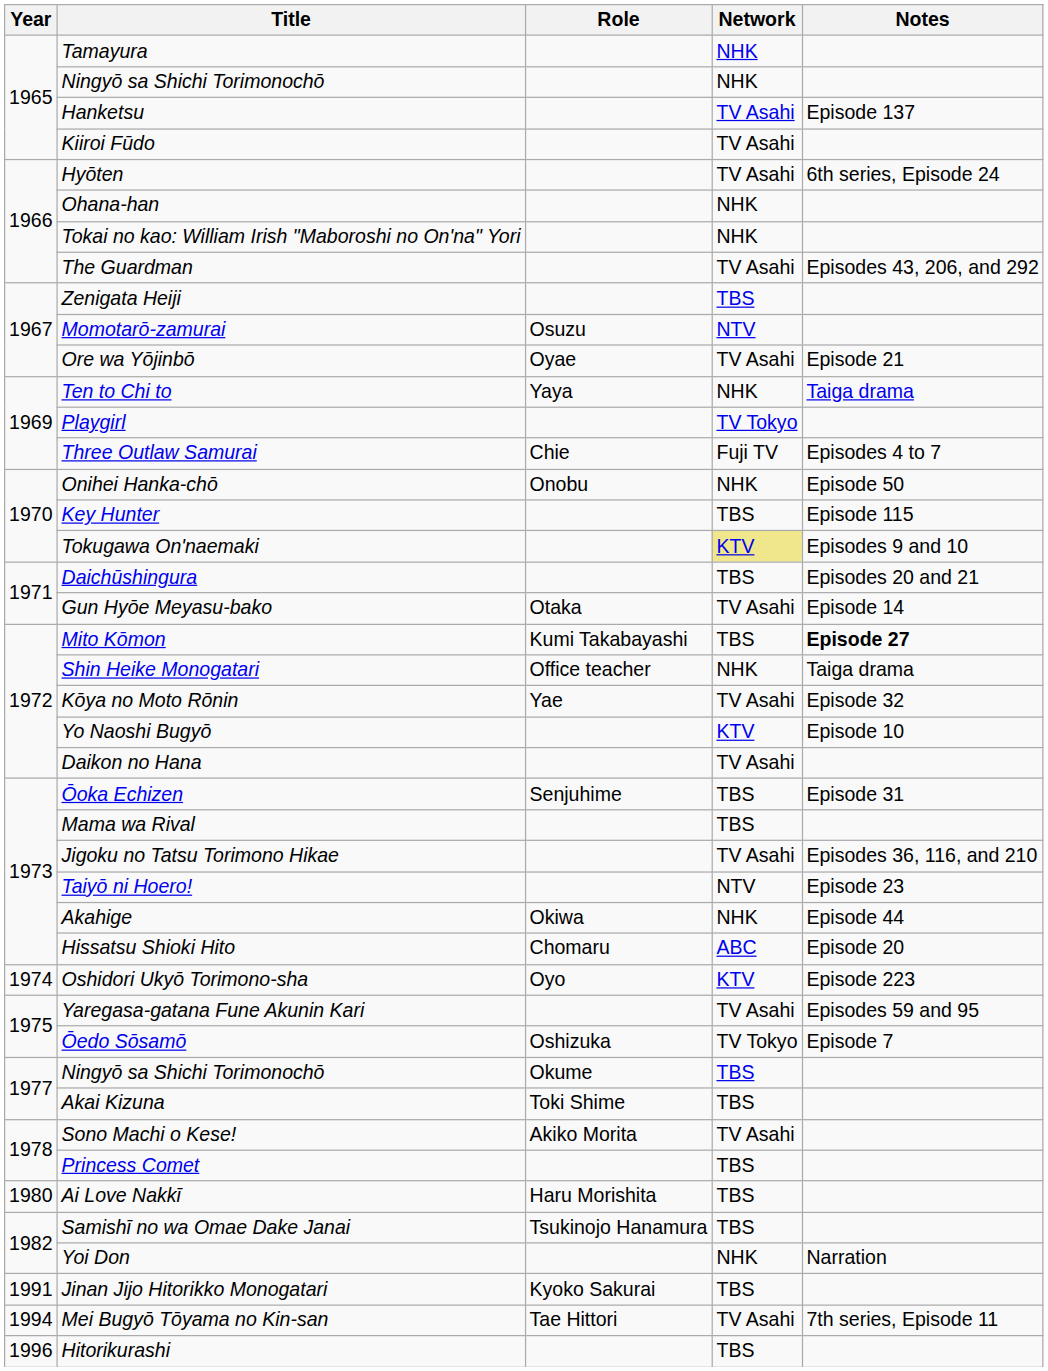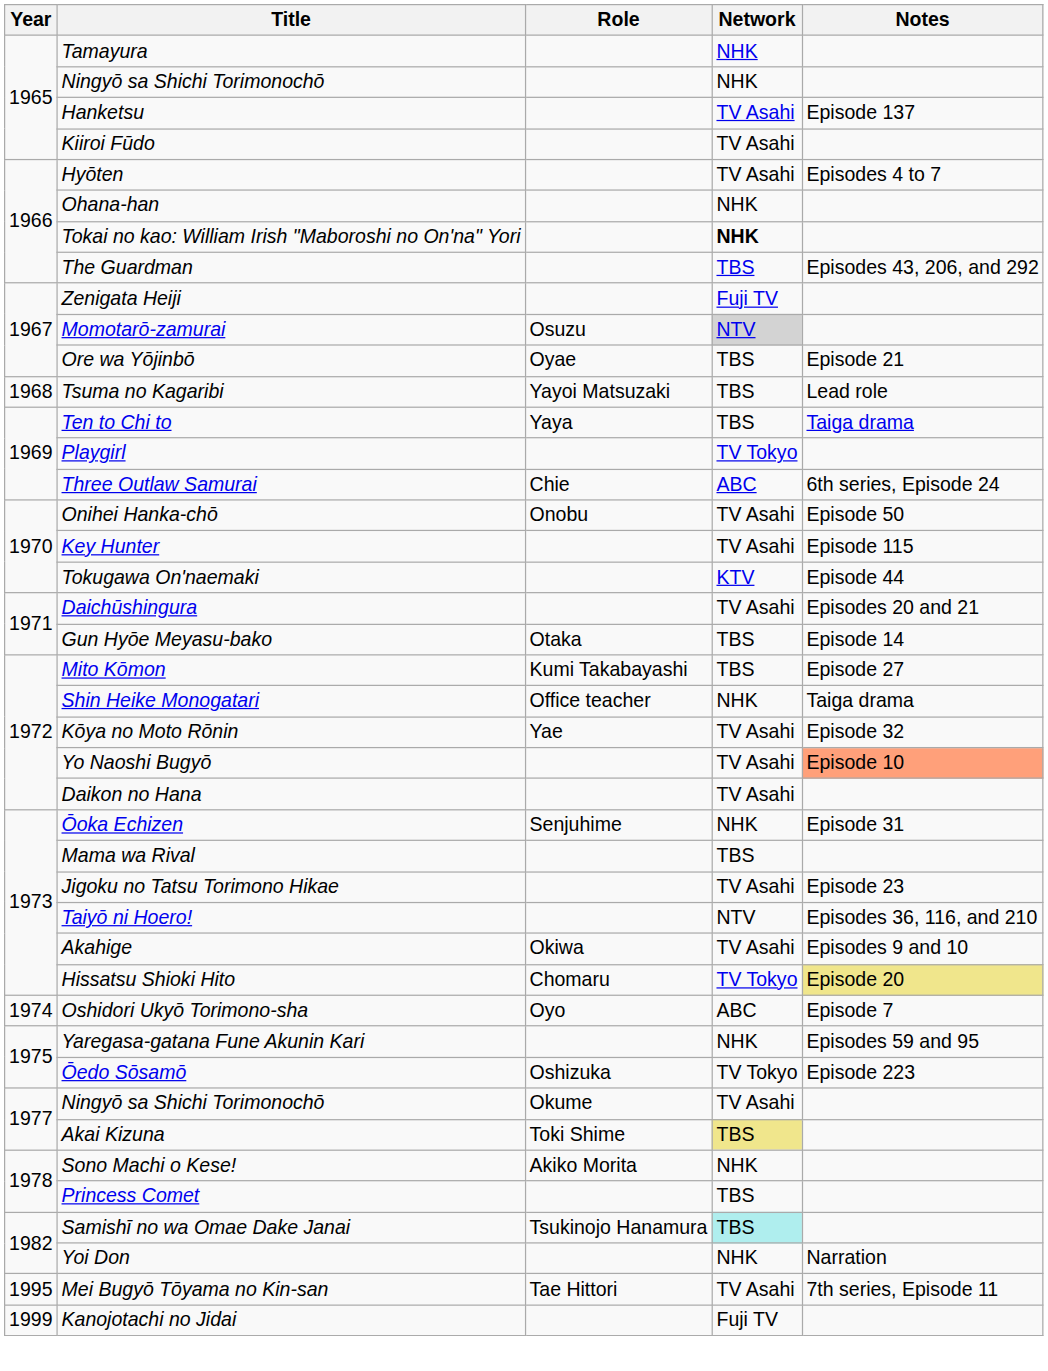(903, 174) 6th series, Episode 24 -> (874, 174) Episodes 4 to 7
(737, 236) normal -> (738, 236) bold
(756, 267) TV Asahi -> (735, 267) TBS
(735, 298) TBS -> (747, 298) Fuji TV
(736, 329) no background -> (736, 329) lightgrey background
(756, 360) TV Asahi -> (735, 360) TBS
+ row: (143, 391)
(737, 391) NHK -> (735, 422) TBS
(747, 453) Fuji TV -> (737, 484) ABC
(874, 453) Episodes 4 to 7 -> (903, 484) 6th series, Episode 24
(737, 484) NHK -> (756, 515) TV Asahi
(735, 515) TBS -> (756, 546) TV Asahi
(735, 546) khaki background -> (735, 577) no background
(887, 546) Episodes 9 and 10 -> (855, 577) Episode 44
(735, 577) TBS -> (756, 608) TV Asahi
(756, 608) TV Asahi -> (735, 639) TBS
(858, 639) bold -> (855, 670) normal
(735, 732) KTV -> (756, 762) TV Asahi
(855, 732) no background -> (855, 762) lightsalmon background
(735, 793) TBS -> (737, 824) NHK
(922, 855) Episodes 36, 116, and 210 -> (855, 886) Episode 23
(855, 886) Episode 23 -> (922, 917) Episodes 36, 116, and 210
(737, 917) NHK -> (756, 948) TV Asahi
(855, 917) Episode 44 -> (887, 948) Episodes 9 and 10
(737, 948) ABC -> (757, 979) TV Tokyo
(855, 948) no background -> (855, 979) khaki background
(735, 979) KTV -> (737, 1010) ABC
(861, 979) Episode 223 -> (850, 1010) Episode 7
(756, 1010) TV Asahi -> (737, 1041) NHK
(850, 1041) Episode 7 -> (861, 1072) Episode 223
(735, 1072) TBS -> (756, 1103) TV Asahi
(735, 1103) no background -> (735, 1134) khaki background
(756, 1134) TV Asahi -> (737, 1165) NHK
- row: (121, 1196)
(735, 1227) no background -> (735, 1227) paleturquoise background
- row: (194, 1289)
(31, 1320) 1994 -> (31, 1289) 1995
- row: (116, 1351)
+ row: (149, 1320)
